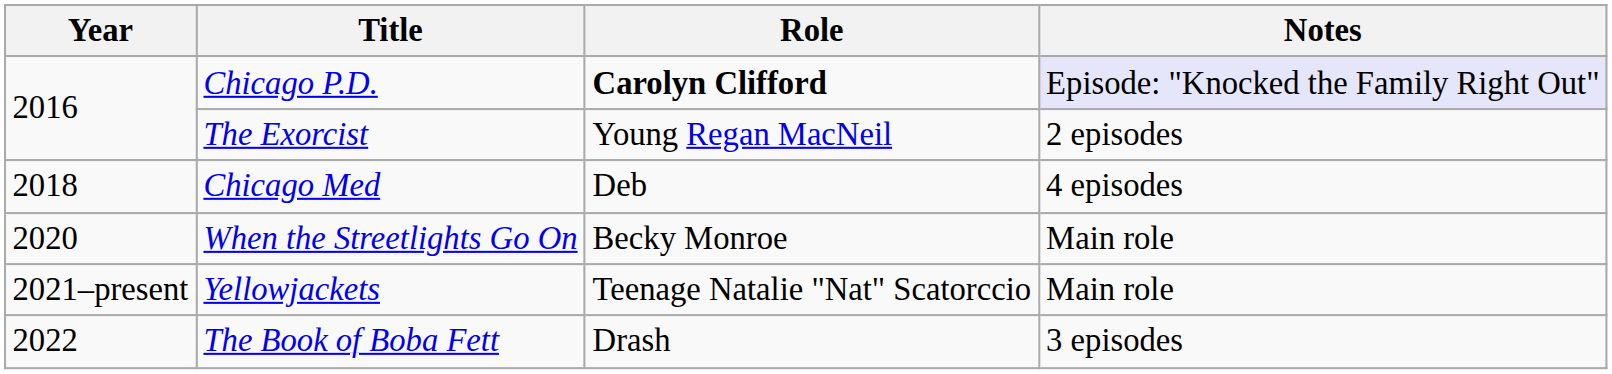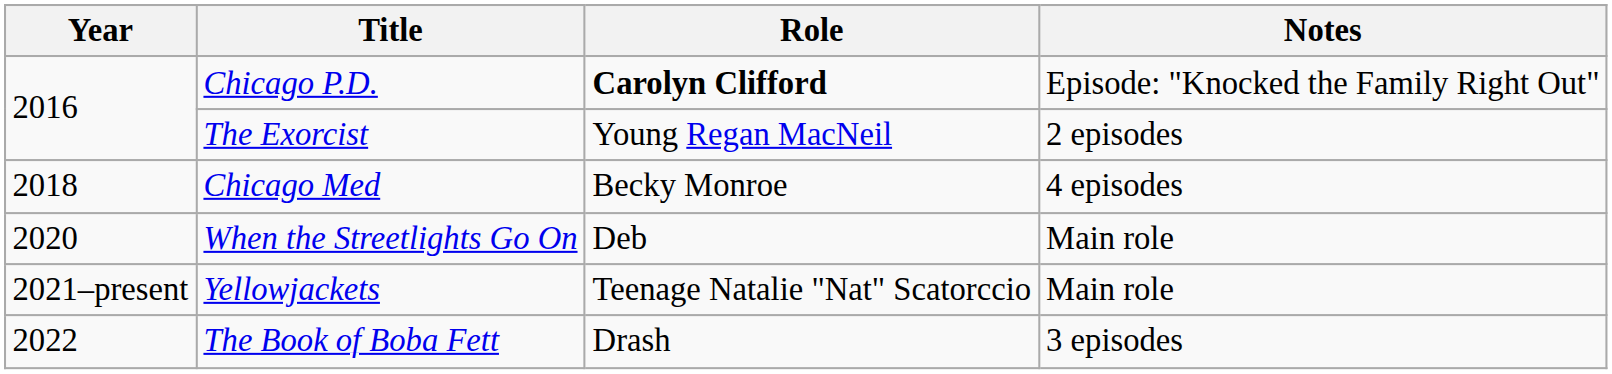(1323, 82) lavender background -> (1323, 82) no background
(620, 185) Deb -> (690, 185) Becky Monroe
(690, 237) Becky Monroe -> (620, 237) Deb
